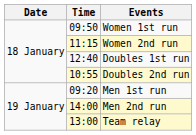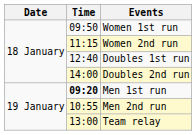(84, 75) 10:55 -> (84, 75) 14:00
(84, 91) normal -> (84, 91) bold
(84, 106) 14:00 -> (84, 106) 10:55
